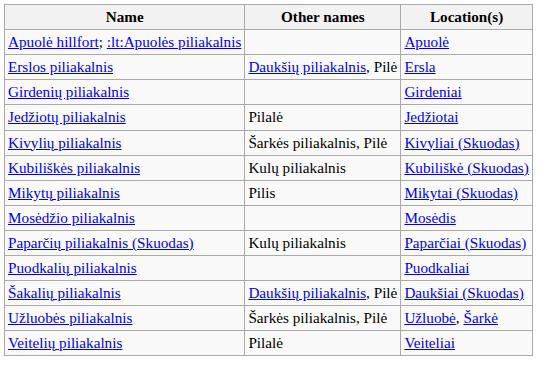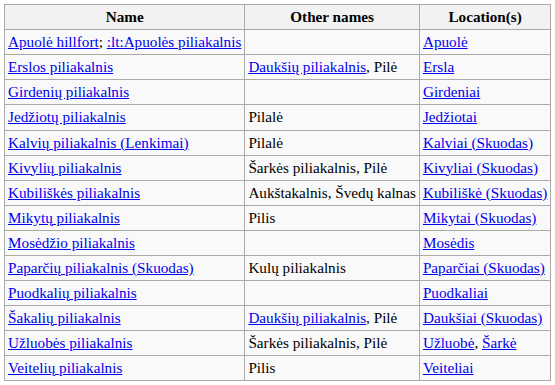+ row: (98, 142)
(297, 167) Kulų piliakalnis -> (332, 192) Aukštakalnis, Švedų kalnas
(266, 343) Pilalė -> (262, 368) Pilis
